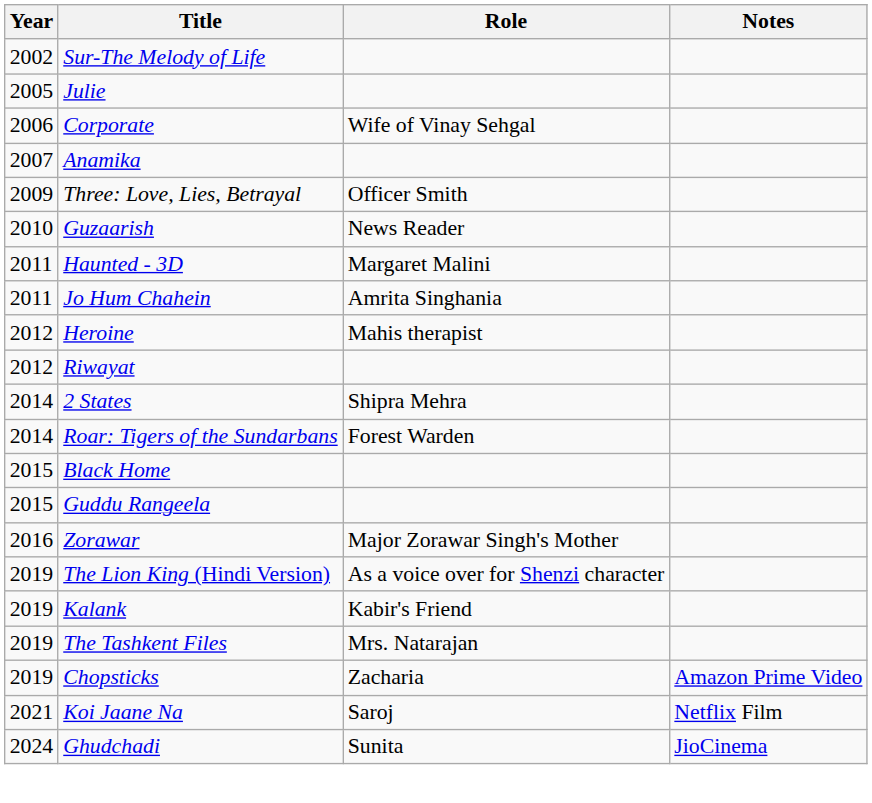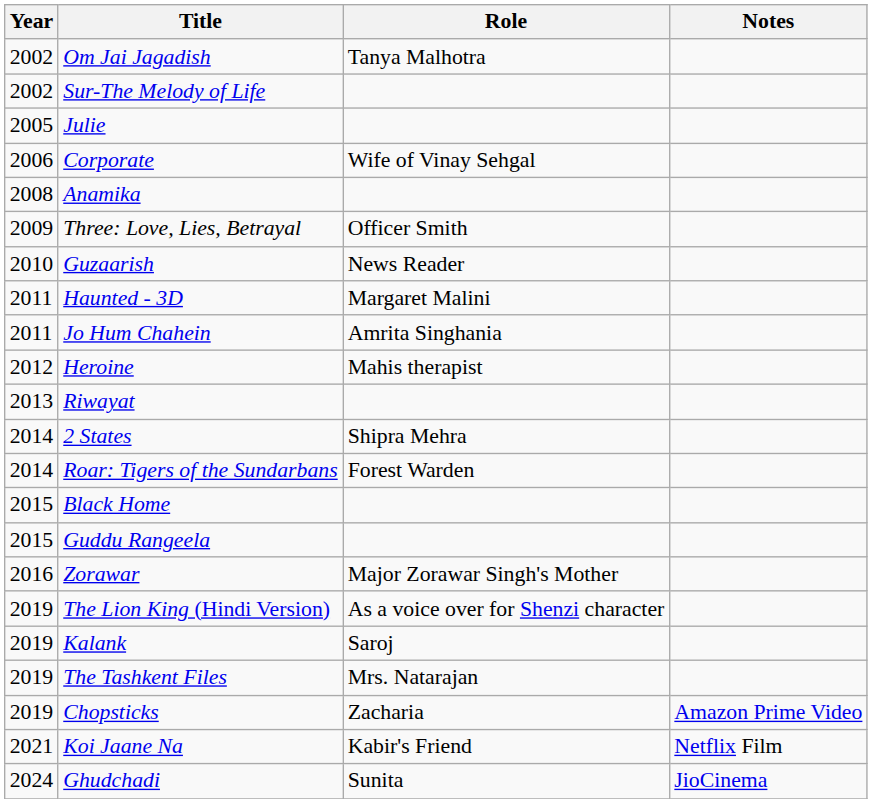+ row: (137, 56)
(31, 159) 2007 -> (31, 194) 2008
(31, 366) 2012 -> (31, 401) 2013
(410, 608) Kabir's Friend -> (371, 642) Saroj
(371, 711) Saroj -> (410, 746) Kabir's Friend
